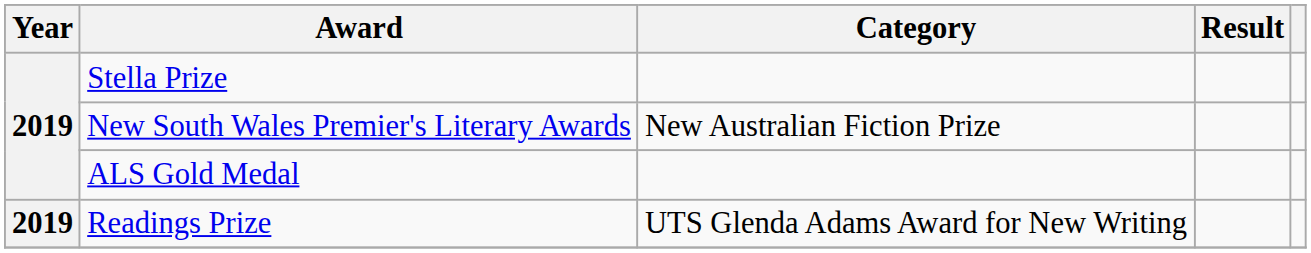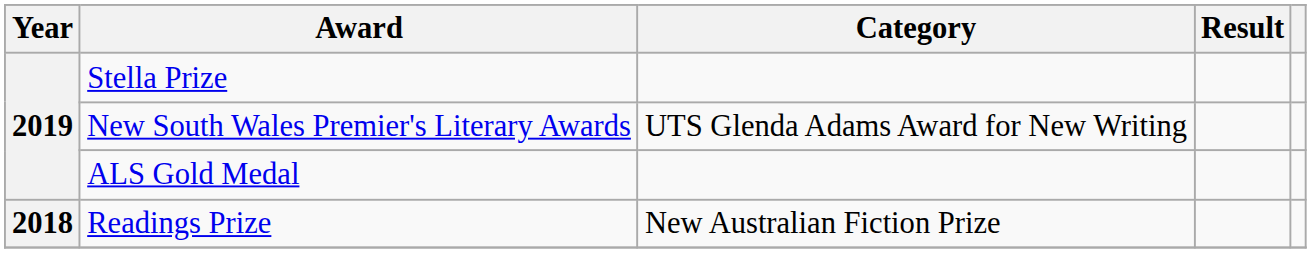(823, 125) New Australian Fiction Prize -> (916, 125) UTS Glenda Adams Award for New Writing
(43, 222) 2019 -> (43, 222) 2018
(916, 222) UTS Glenda Adams Award for New Writing -> (823, 222) New Australian Fiction Prize
